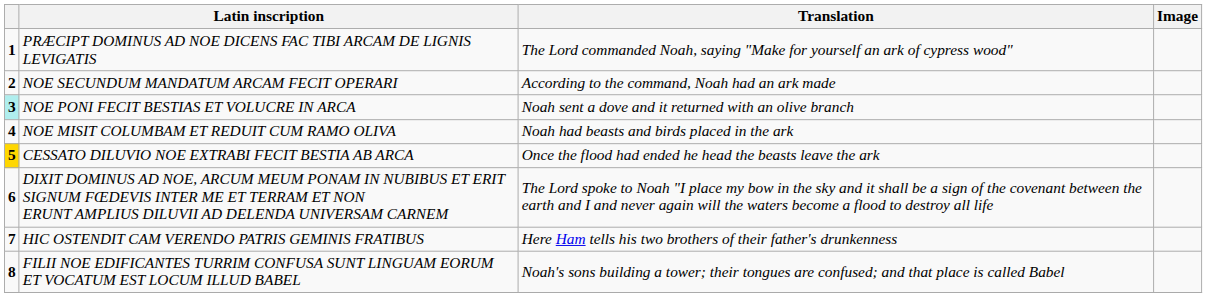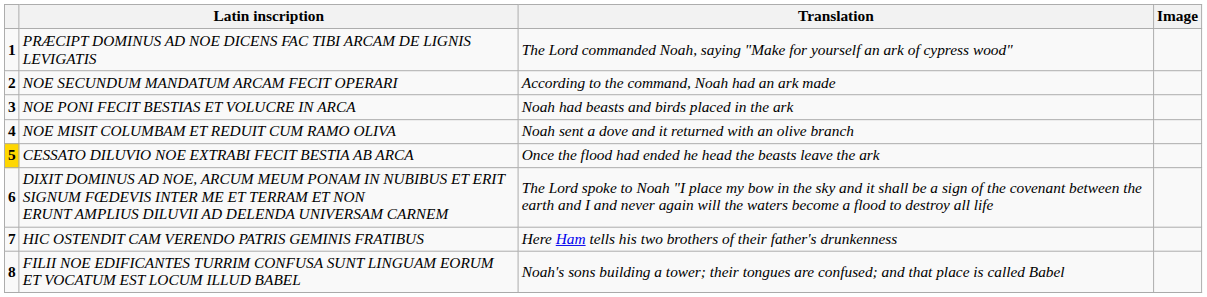(12, 107) paleturquoise background -> (12, 107) no background
(688, 107) Noah sent a dove and it returned with an olive branch -> (658, 107) Noah had beasts and birds placed in the ark
(658, 131) Noah had beasts and birds placed in the ark -> (688, 131) Noah sent a dove and it returned with an olive branch
